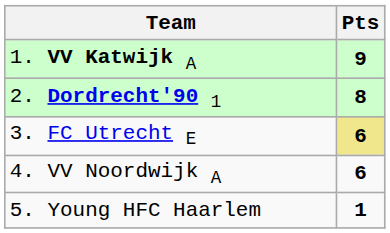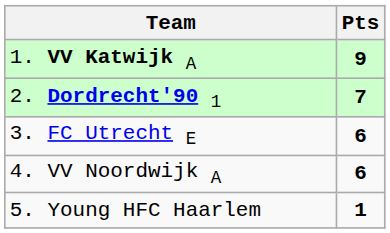(361, 97) 8 -> (361, 97) 7
(361, 136) khaki background -> (361, 136) no background
